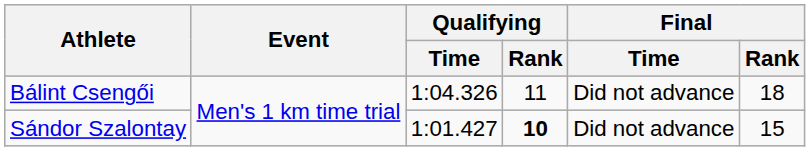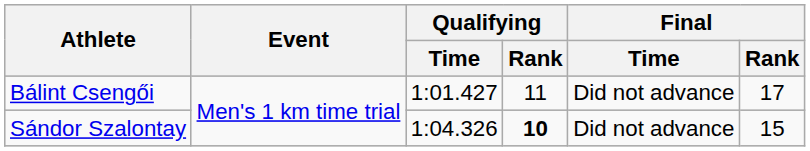(454, 93) 1:04.326 -> (454, 93) 1:01.427
(772, 93) 18 -> (772, 93) 17
(454, 129) 1:01.427 -> (454, 129) 1:04.326
